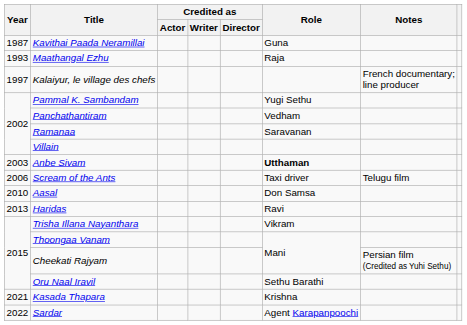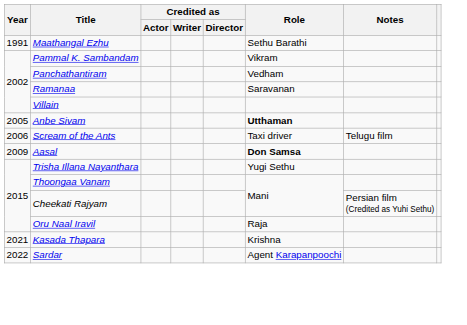- row: (89, 43)
(17, 58) 1993 -> (17, 43) 1991
(274, 58) Raja -> (277, 43) Sethu Barathi
- row: (94, 79)
(288, 100) Yugi Sethu -> (263, 58) Vikram
(17, 162) 2003 -> (17, 120) 2005
(17, 193) 2010 -> (17, 151) 2009
(290, 193) normal -> (274, 151) bold
- row: (50, 208)
(279, 224) Vikram -> (271, 167) Yugi Sethu
(294, 281) Sethu Barathi -> (258, 224) Raja
